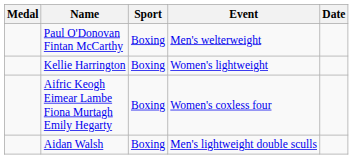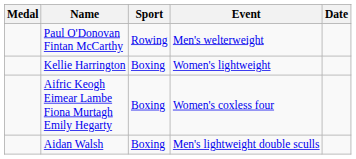(148, 40) Boxing -> (149, 40) Rowing
